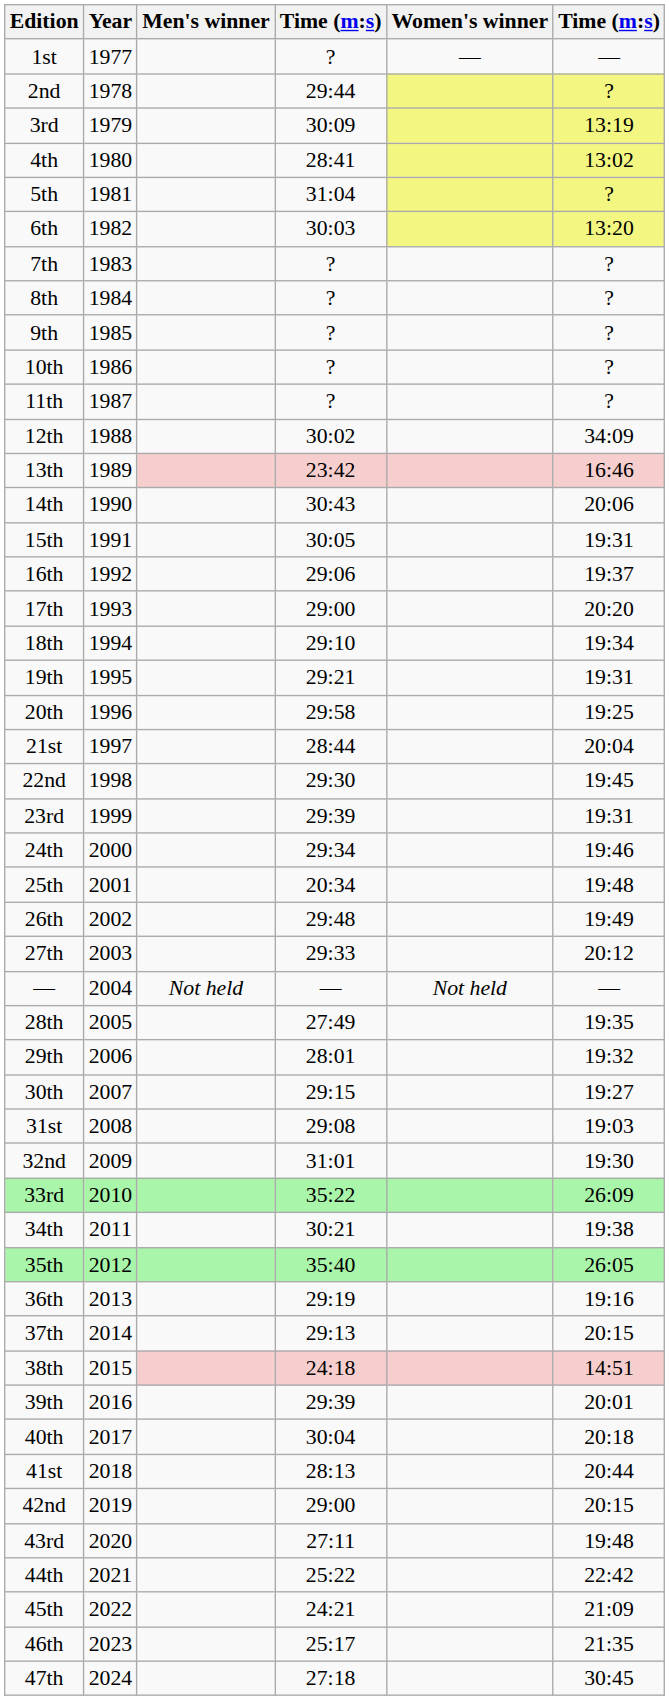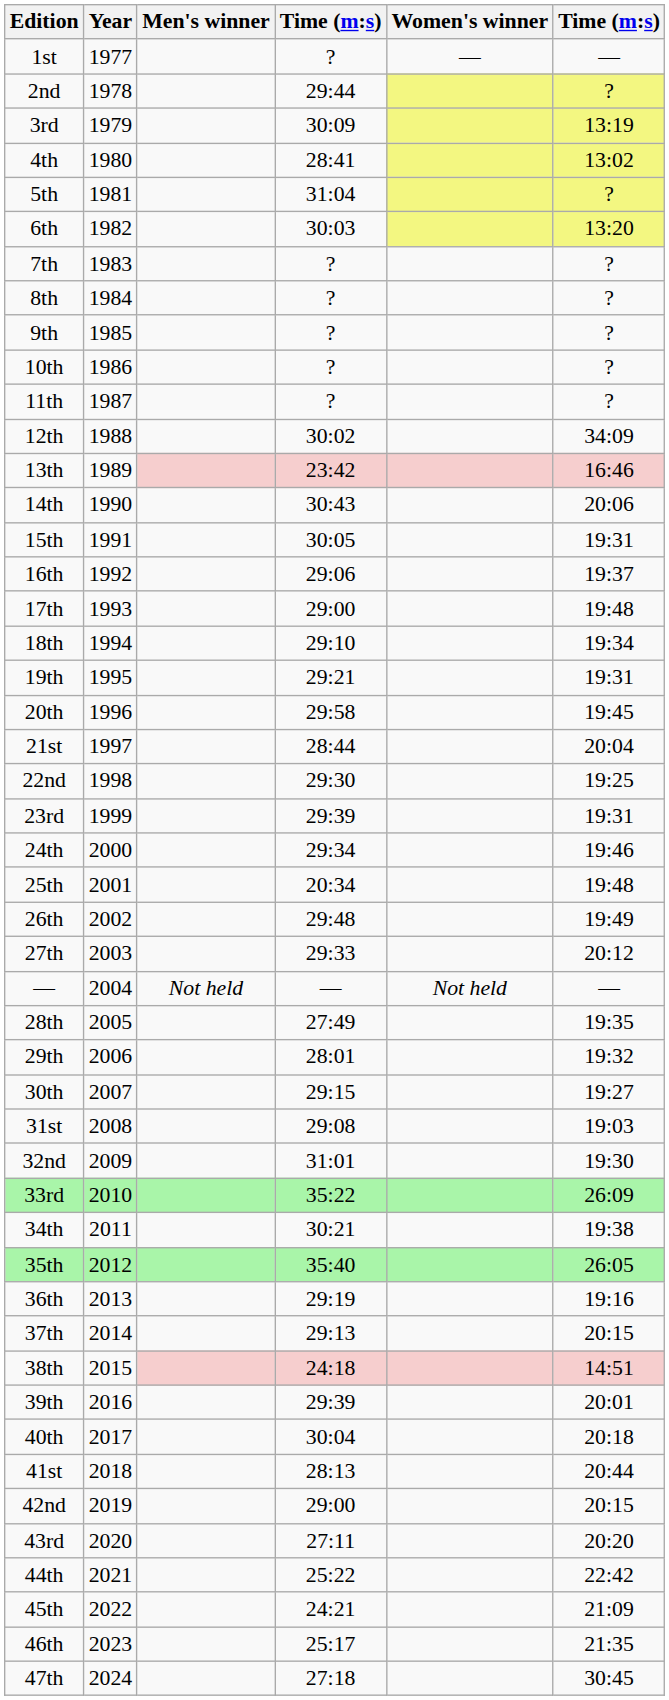(609, 608) 20:20 -> (609, 608) 19:48
(609, 711) 19:25 -> (609, 711) 19:45
(609, 780) 19:45 -> (609, 780) 19:25
(609, 1540) 19:48 -> (609, 1540) 20:20
